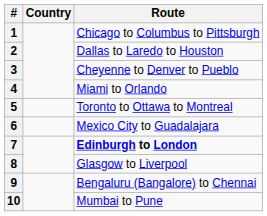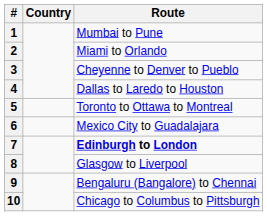(168, 32) Chicago to Columbus to Pittsburgh -> (120, 32) Mumbai to Pune
(150, 51) Dallas to Laredo to Houston -> (122, 51) Miami to Orlando
(122, 88) Miami to Orlando -> (150, 88) Dallas to Laredo to Houston
(120, 201) Mumbai to Pune -> (168, 201) Chicago to Columbus to Pittsburgh
